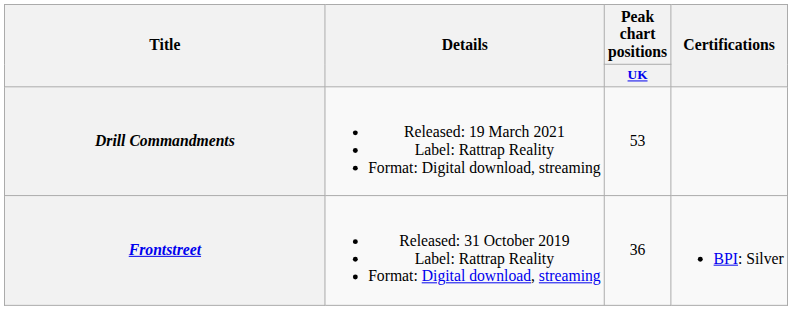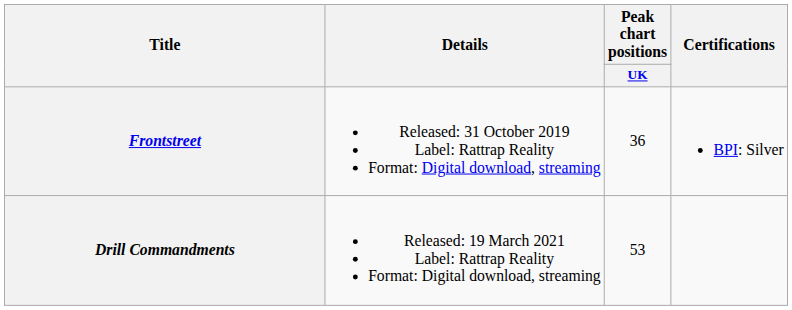rows swapped: (165, 250) <-> (165, 141)
